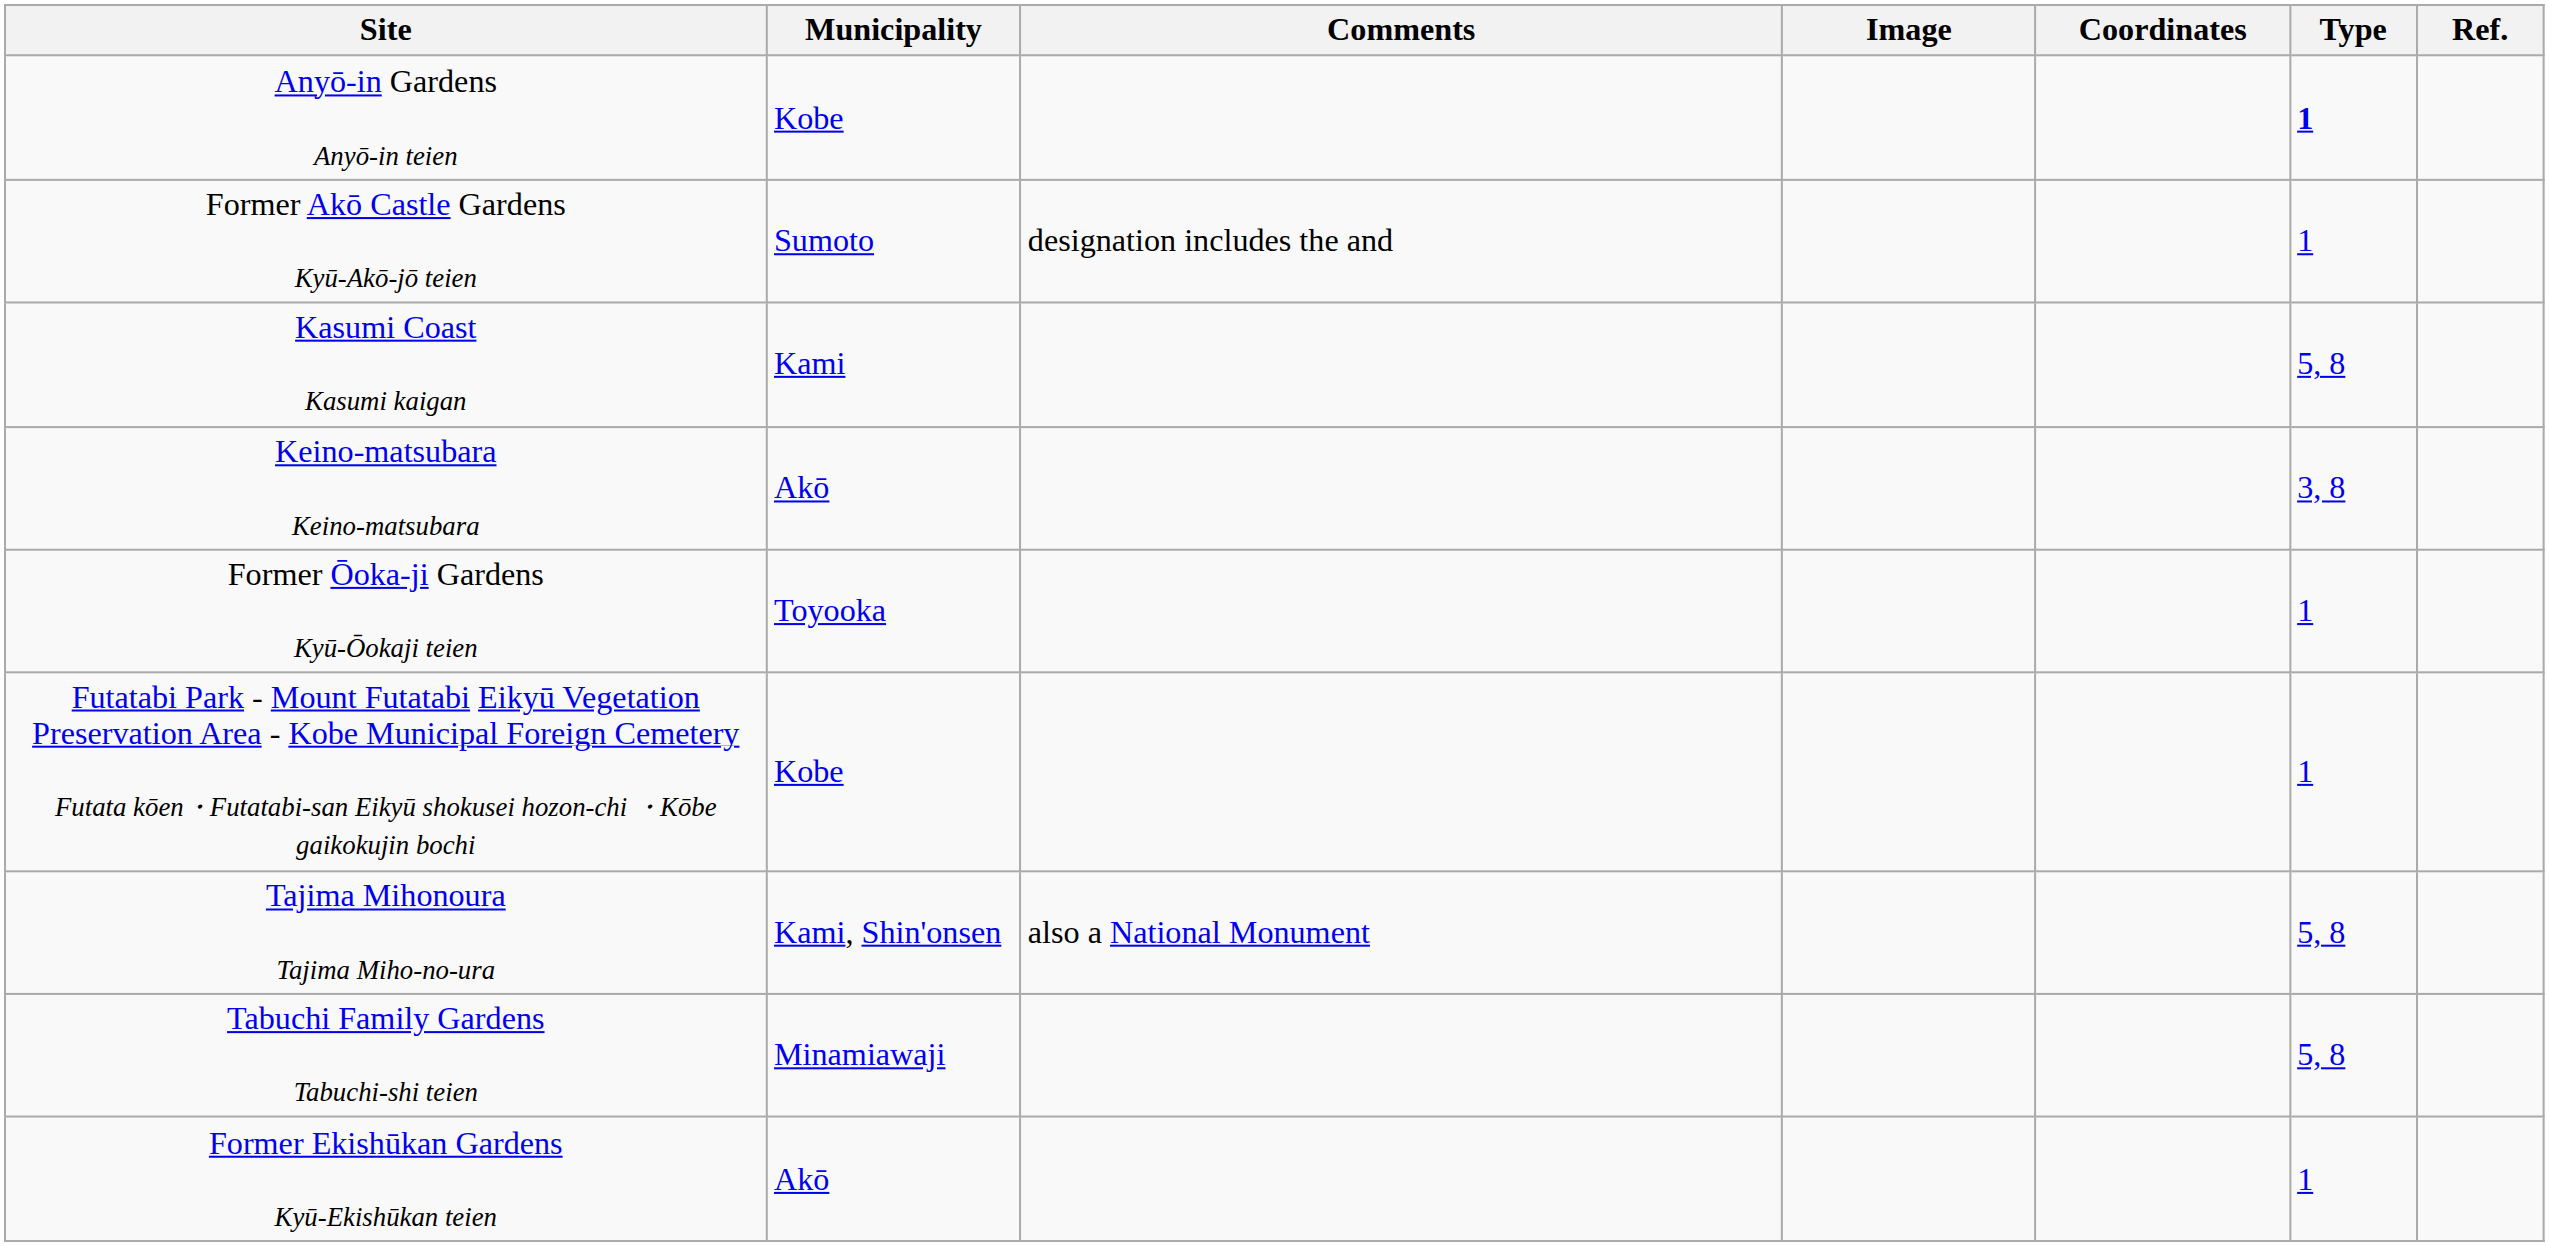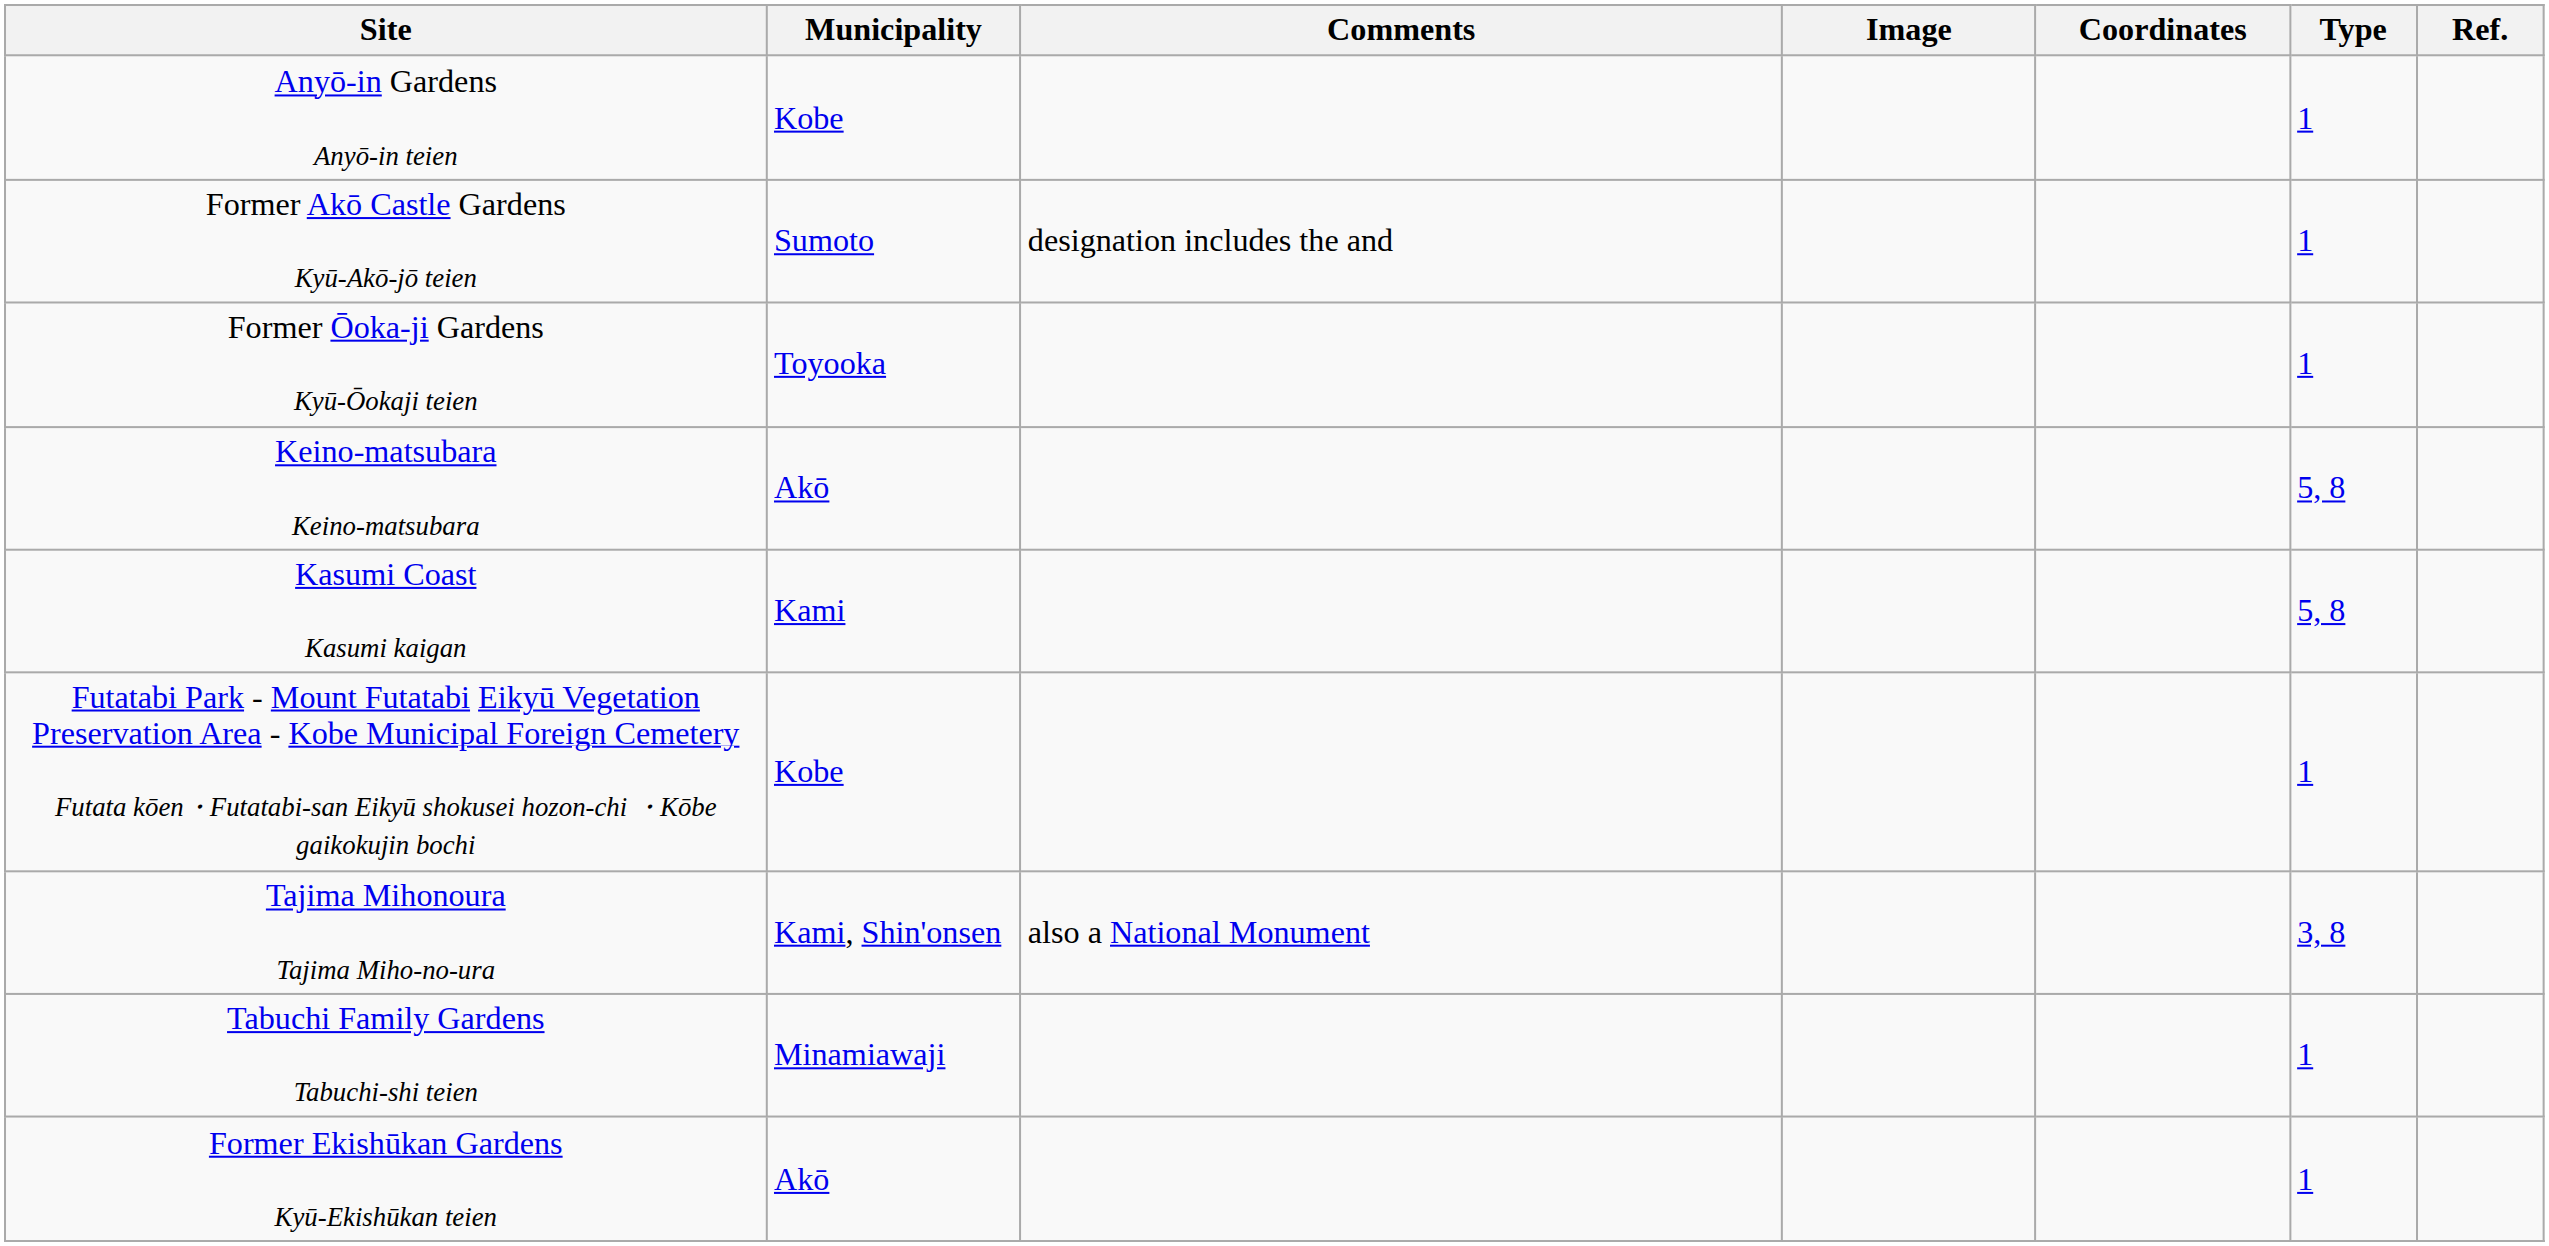(2305, 117) bold -> (2305, 117) normal
rows swapped: (386, 610) <-> (386, 363)
(2321, 487) 3, 8 -> (2321, 487) 5, 8
(2321, 931) 5, 8 -> (2321, 931) 3, 8
(2321, 1055) 5, 8 -> (2305, 1055) 1
